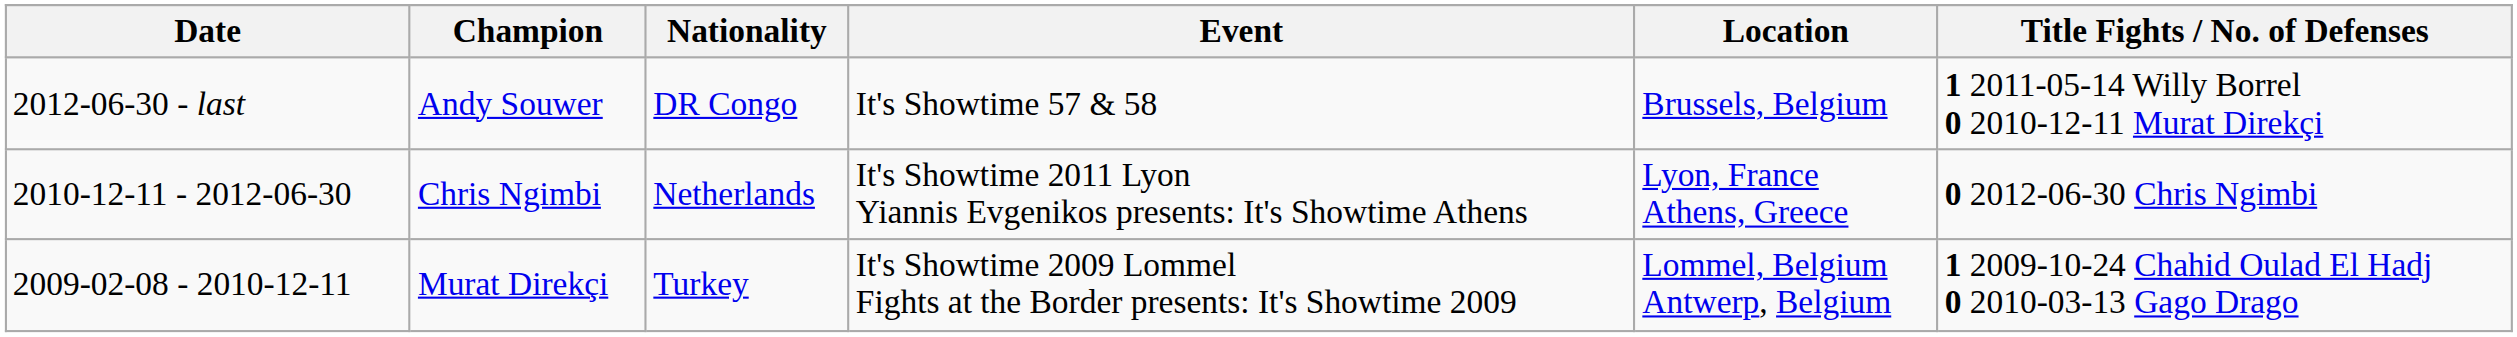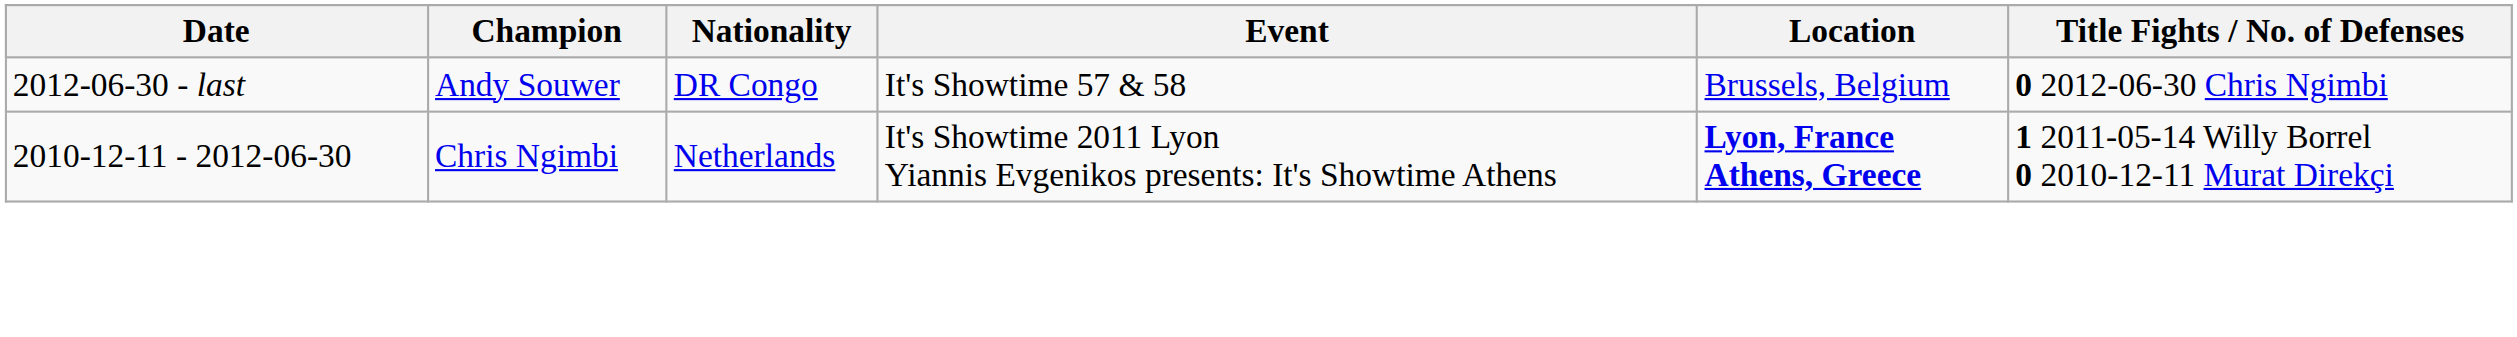(2134, 102) 1 2011-05-14 Willy Borrel 0 2010-12-11 Murat Direkçi -> (2202, 84) 0 2012-06-30 Chris Ngimbi
(1745, 193) normal -> (1813, 155) bold
(2131, 193) 0 2012-06-30 Chris Ngimbi -> (2205, 155) 1 2011-05-14 Willy Borrel 0 2010-12-11 Murat Direkçi
- row: (513, 284)
